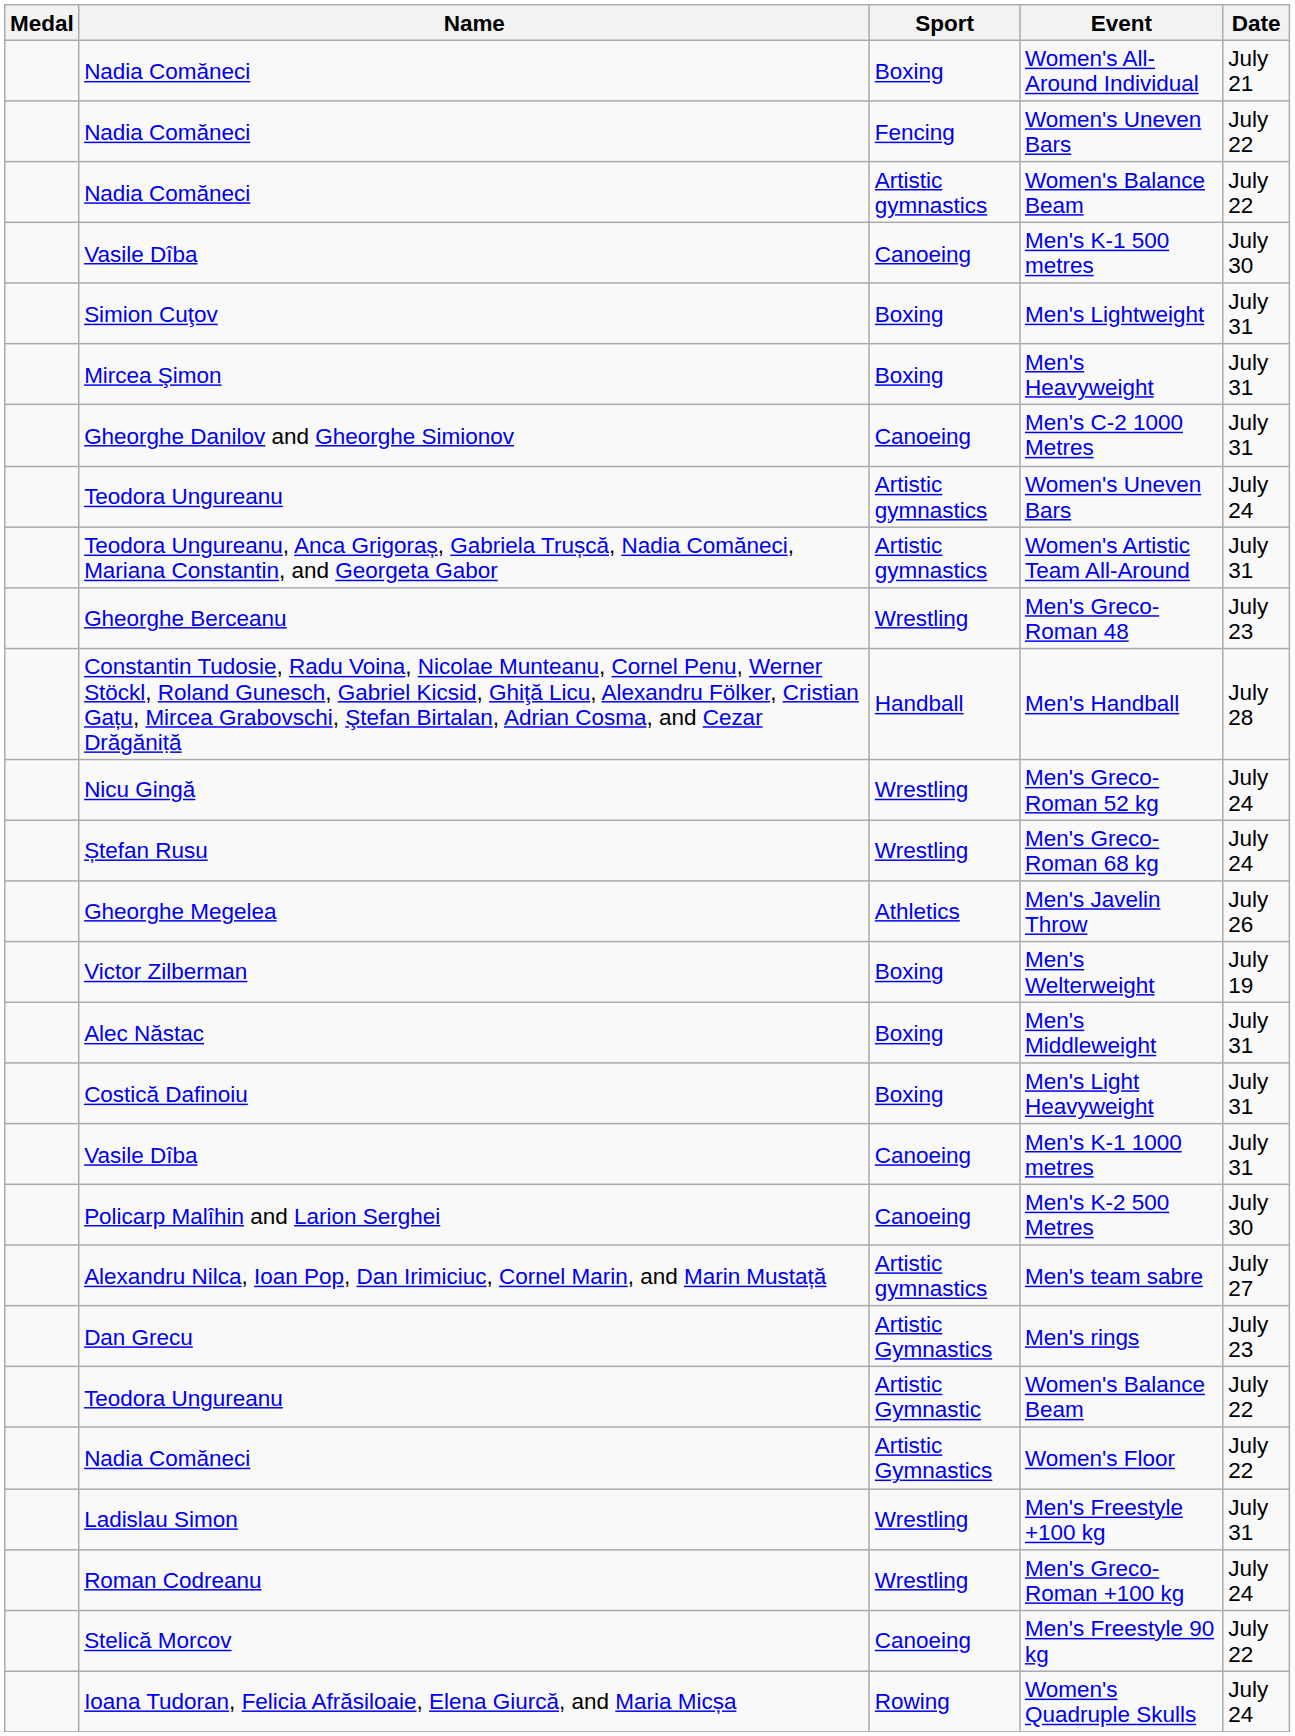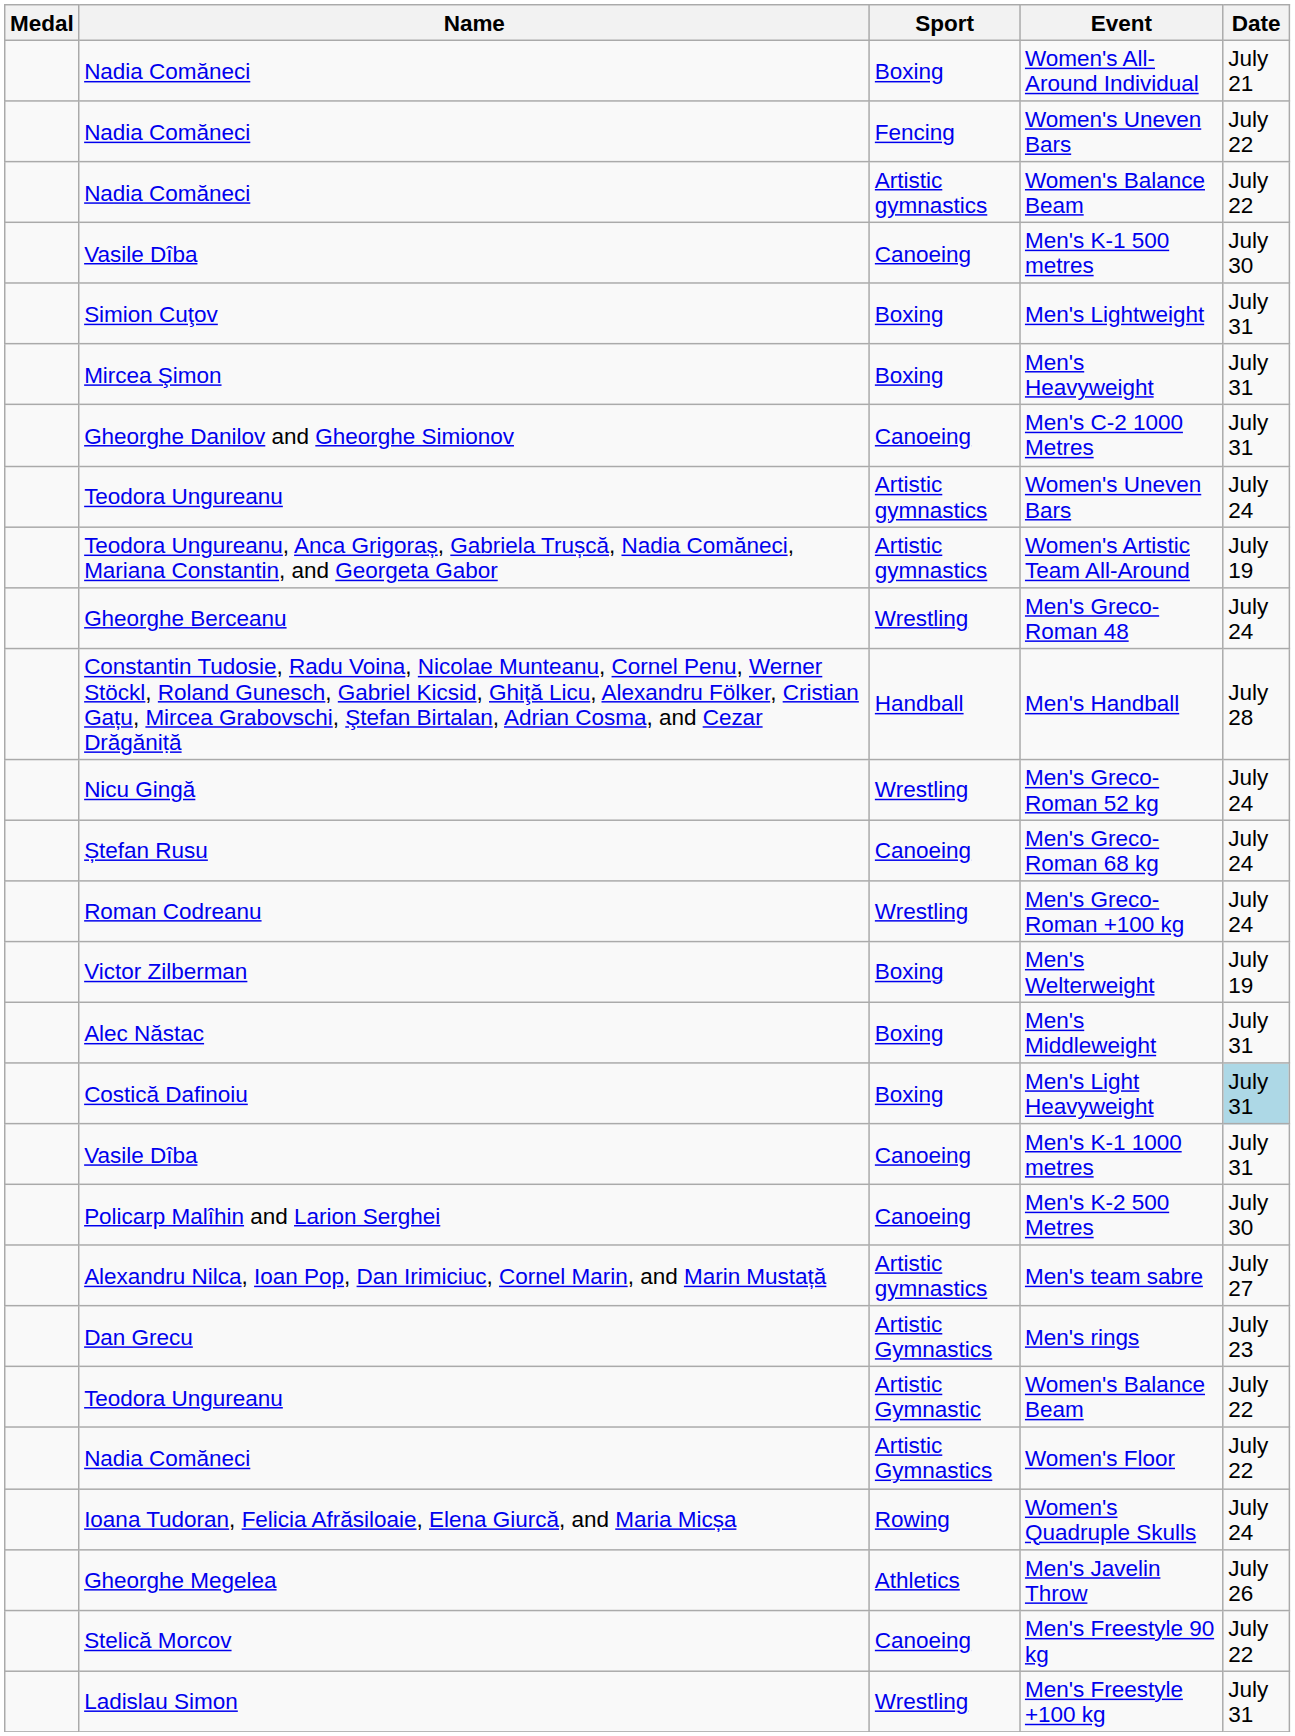(1248, 557) July 31 -> (1248, 557) July 19
(1248, 618) July 23 -> (1248, 618) July 24
(922, 851) Wrestling -> (923, 851) Canoeing
rows swapped: (180, 911) <-> (173, 1580)
(1248, 1094) no background -> (1248, 1094) lightblue background
rows swapped: (410, 1701) <-> (161, 1519)
